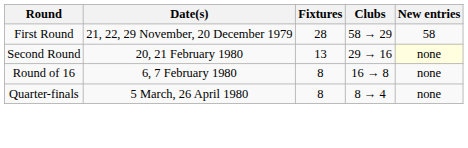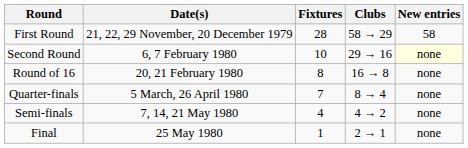(189, 53) 20, 21 February 1980 -> (189, 53) 6, 7 February 1980
(320, 53) 13 -> (320, 53) 10
(189, 73) 6, 7 February 1980 -> (189, 73) 20, 21 February 1980
(320, 93) 8 -> (320, 93) 7
+ row: (44, 113)
+ row: (44, 133)
